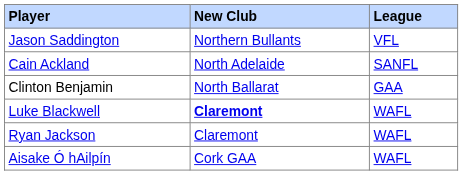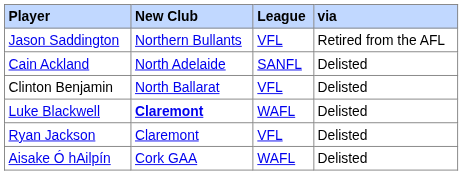+ column: (327, 16)
(388, 87) GAA -> (270, 87) VFL
(393, 135) WAFL -> (270, 135) VFL
